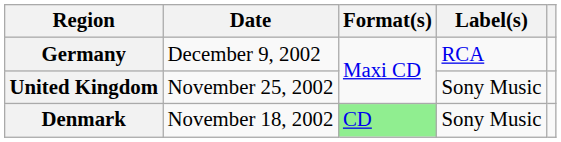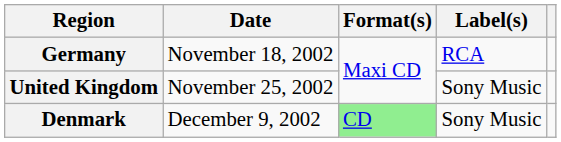(244, 53) December 9, 2002 -> (250, 53) November 18, 2002
(250, 119) November 18, 2002 -> (244, 119) December 9, 2002
